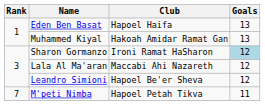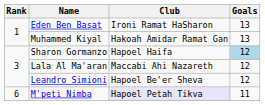(142, 25) Hapoel Haifa -> (162, 25) Ironi Ramat HaSharon
(162, 53) Ironi Ramat HaSharon -> (142, 53) Hapoel Haifa
(17, 94) 7 -> (17, 94) 6
(157, 94) no background -> (157, 94) lavender background
